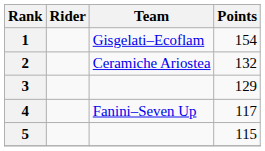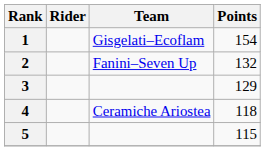(152, 63) Ceramiche Ariostea -> (145, 63) Fanini–Seven Up
(145, 110) Fanini–Seven Up -> (152, 110) Ceramiche Ariostea
(246, 110) 117 -> (246, 110) 118
